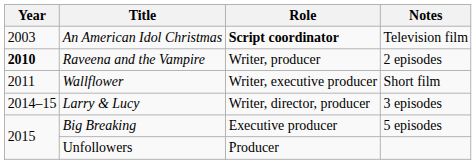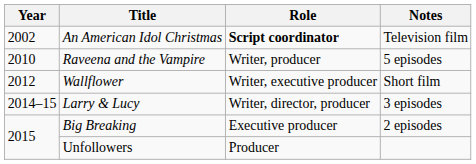(22, 37) 2003 -> (22, 37) 2002
(22, 59) bold -> (22, 59) normal
(413, 59) 2 episodes -> (413, 59) 5 episodes
(21, 81) 2011 -> (22, 81) 2012
(413, 125) 5 episodes -> (413, 125) 2 episodes
